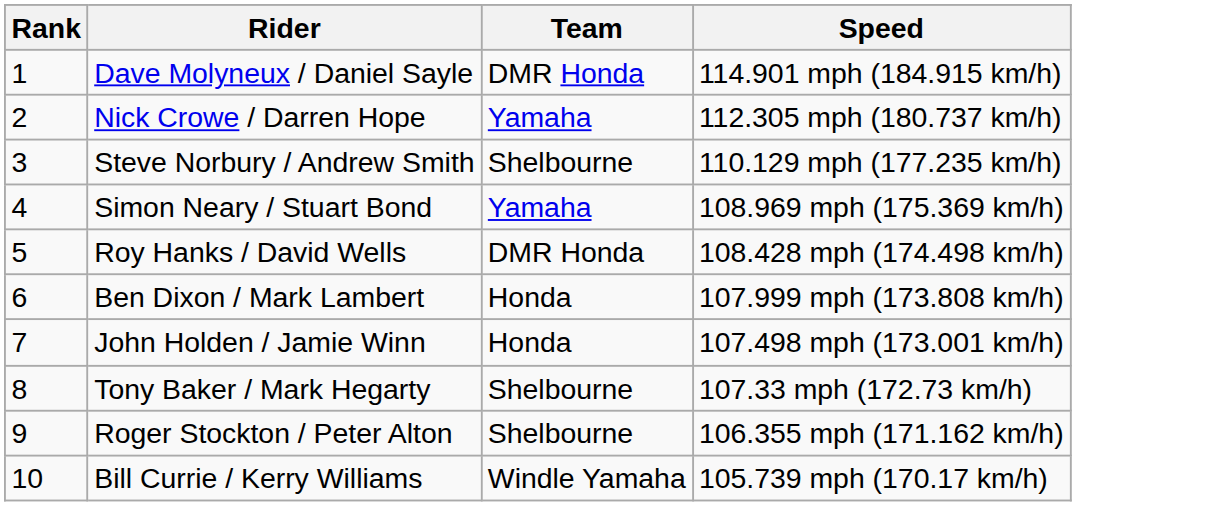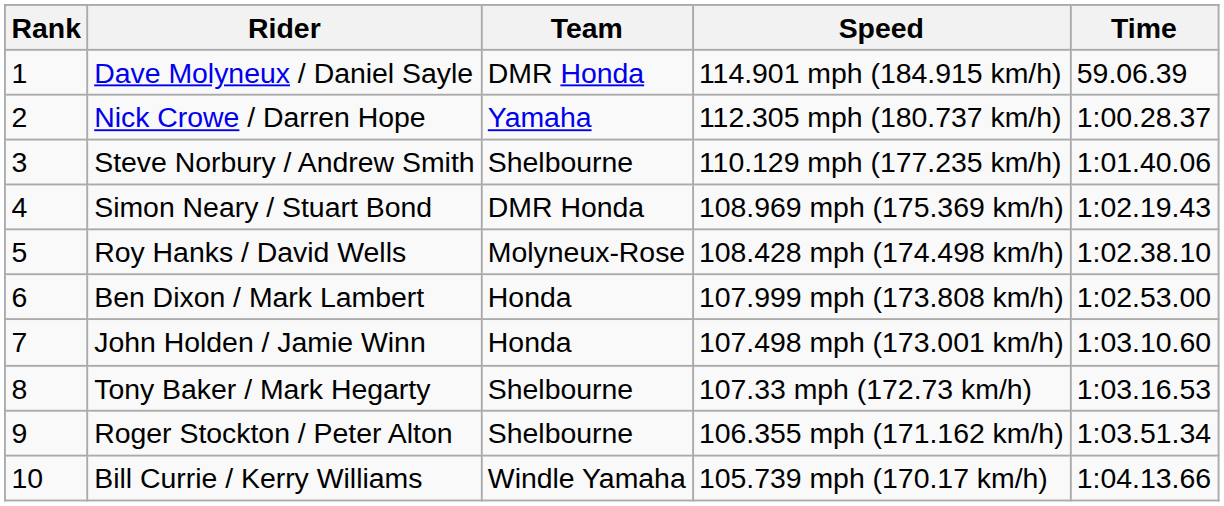+ column: (1144, 28)
(540, 208) Yamaha -> (566, 208) DMR Honda
(566, 253) DMR Honda -> (586, 253) Molyneux-Rose
